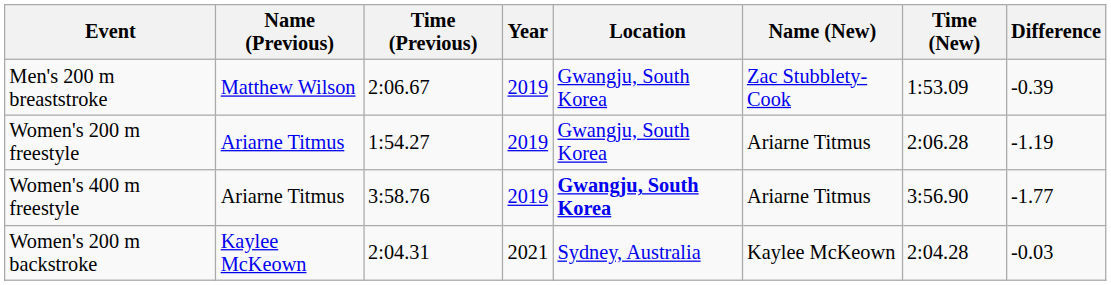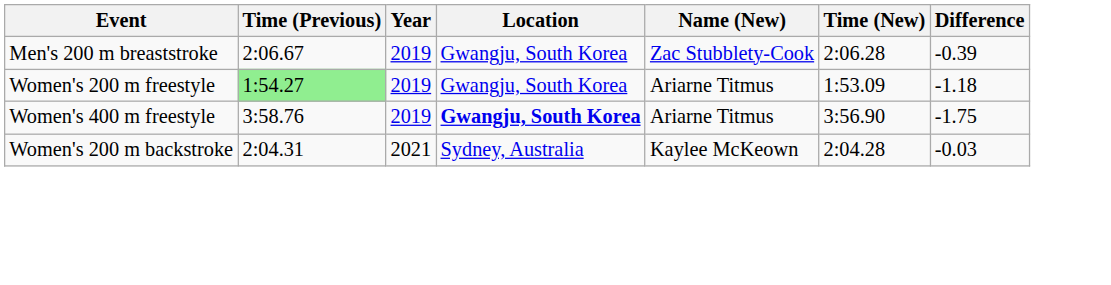- column: (290, 32)
(938, 87) 1:53.09 -> (854, 52) 2:06.28
(399, 142) no background -> (273, 85) lightgreen background
(938, 142) 2:06.28 -> (854, 85) 1:53.09
(1032, 142) -1.19 -> (956, 85) -1.18
(1032, 197) -1.77 -> (956, 117) -1.75
